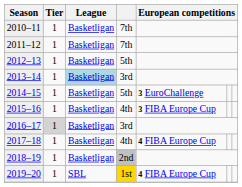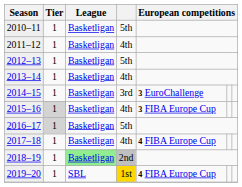(126, 28) 7th -> (126, 28) 5th
(126, 44) 7th -> (126, 44) 4th
(91, 76) lightblue background -> (91, 76) no background
(126, 76) 3rd -> (126, 76) 4th
(126, 92) 5th -> (126, 92) 3rd
(54, 109) no background -> (54, 109) lightgrey background
(126, 125) 3rd -> (126, 125) 5th
(91, 157) no background -> (91, 157) lightgreen background
